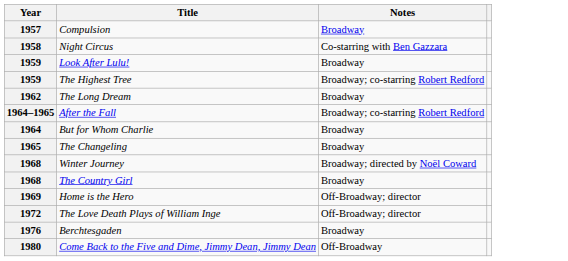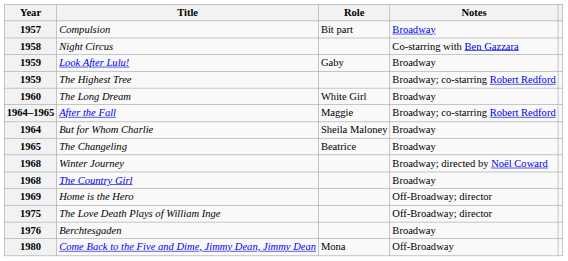+ column: (354, 12)
(31, 96) 1962 -> (31, 96) 1960
(31, 213) 1972 -> (31, 213) 1975
